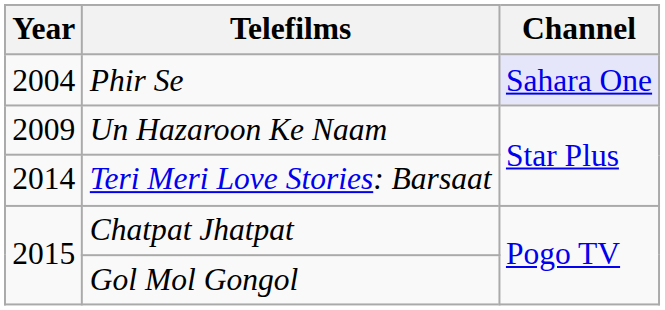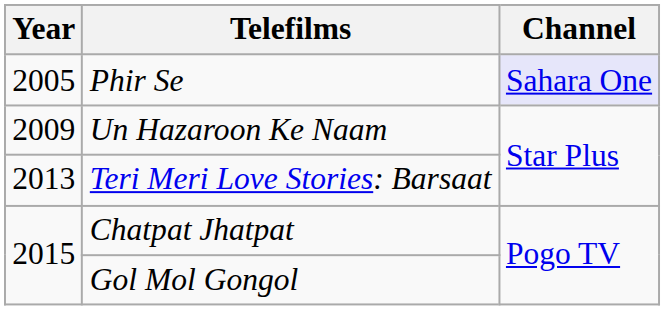(44, 79) 2004 -> (44, 79) 2005
(44, 179) 2014 -> (44, 179) 2013
